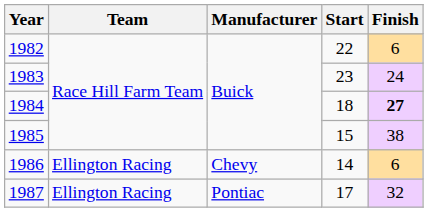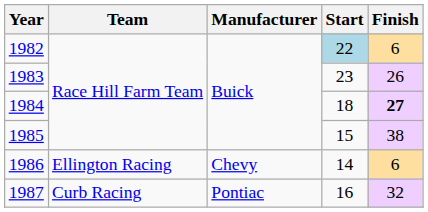(345, 48) no background -> (345, 48) lightblue background
(395, 77) 24 -> (395, 77) 26
(112, 193) Ellington Racing -> (97, 193) Curb Racing
(345, 193) 17 -> (345, 193) 16
